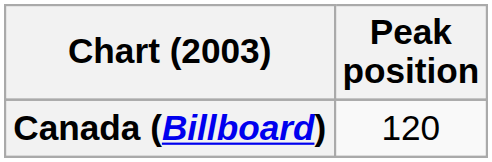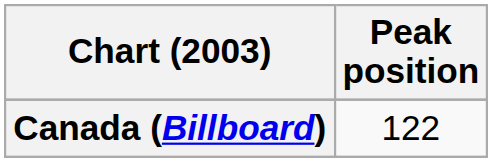(411, 127) 120 -> (411, 127) 122
